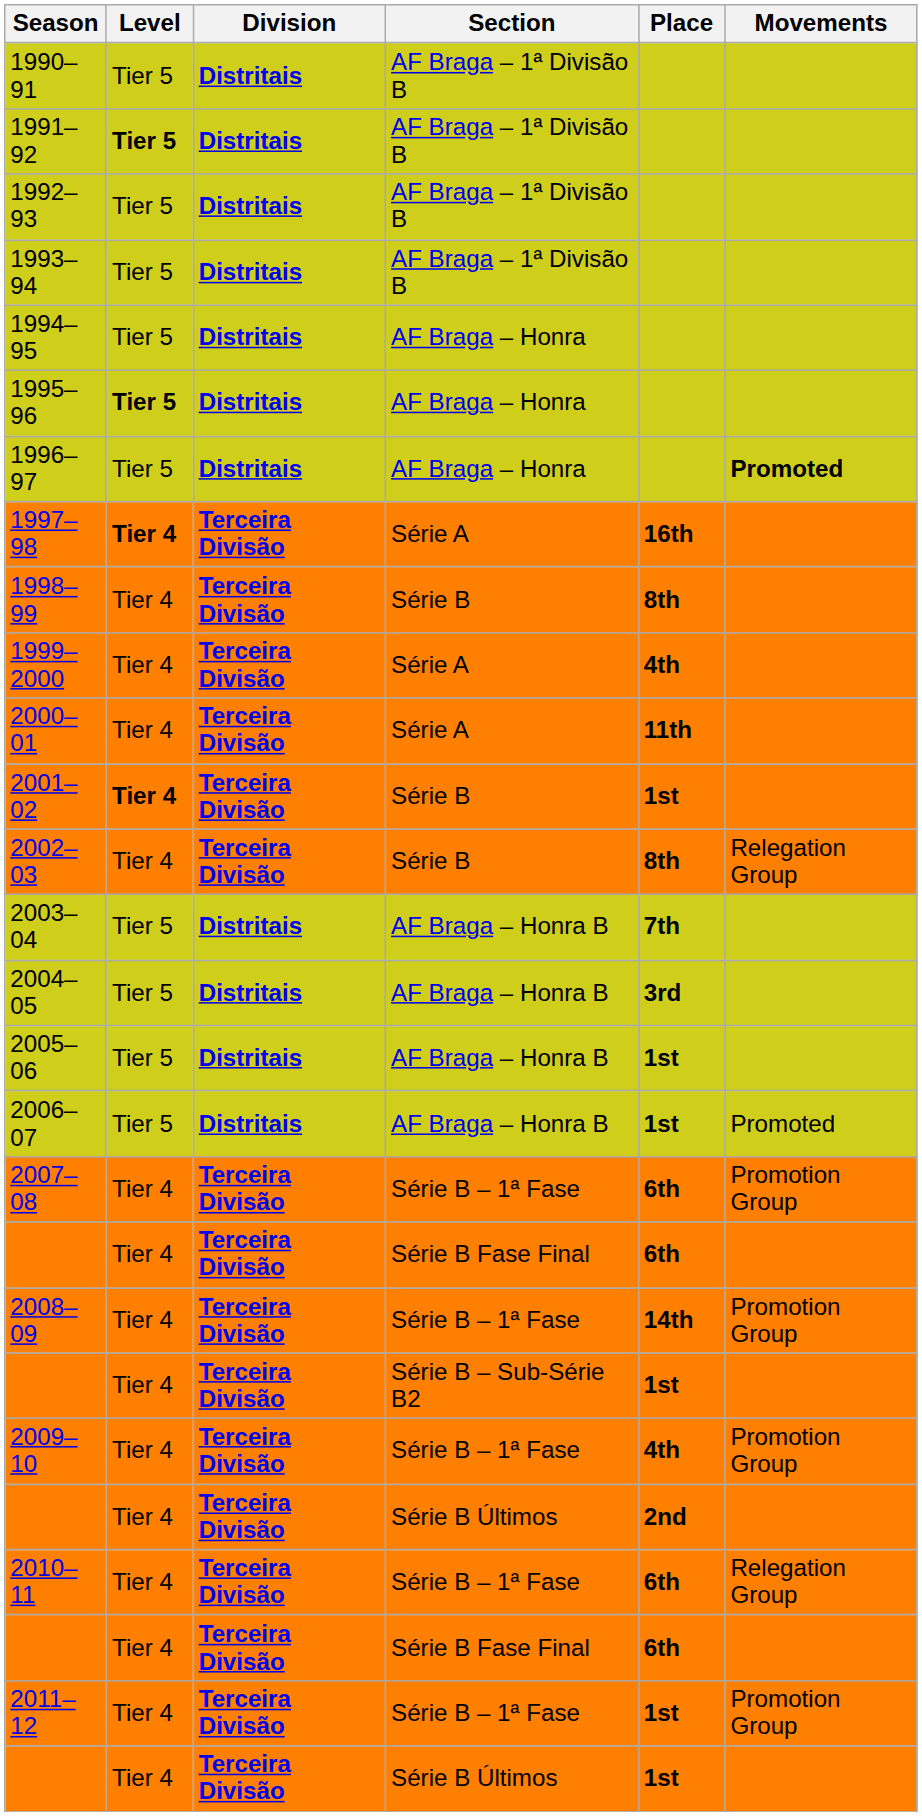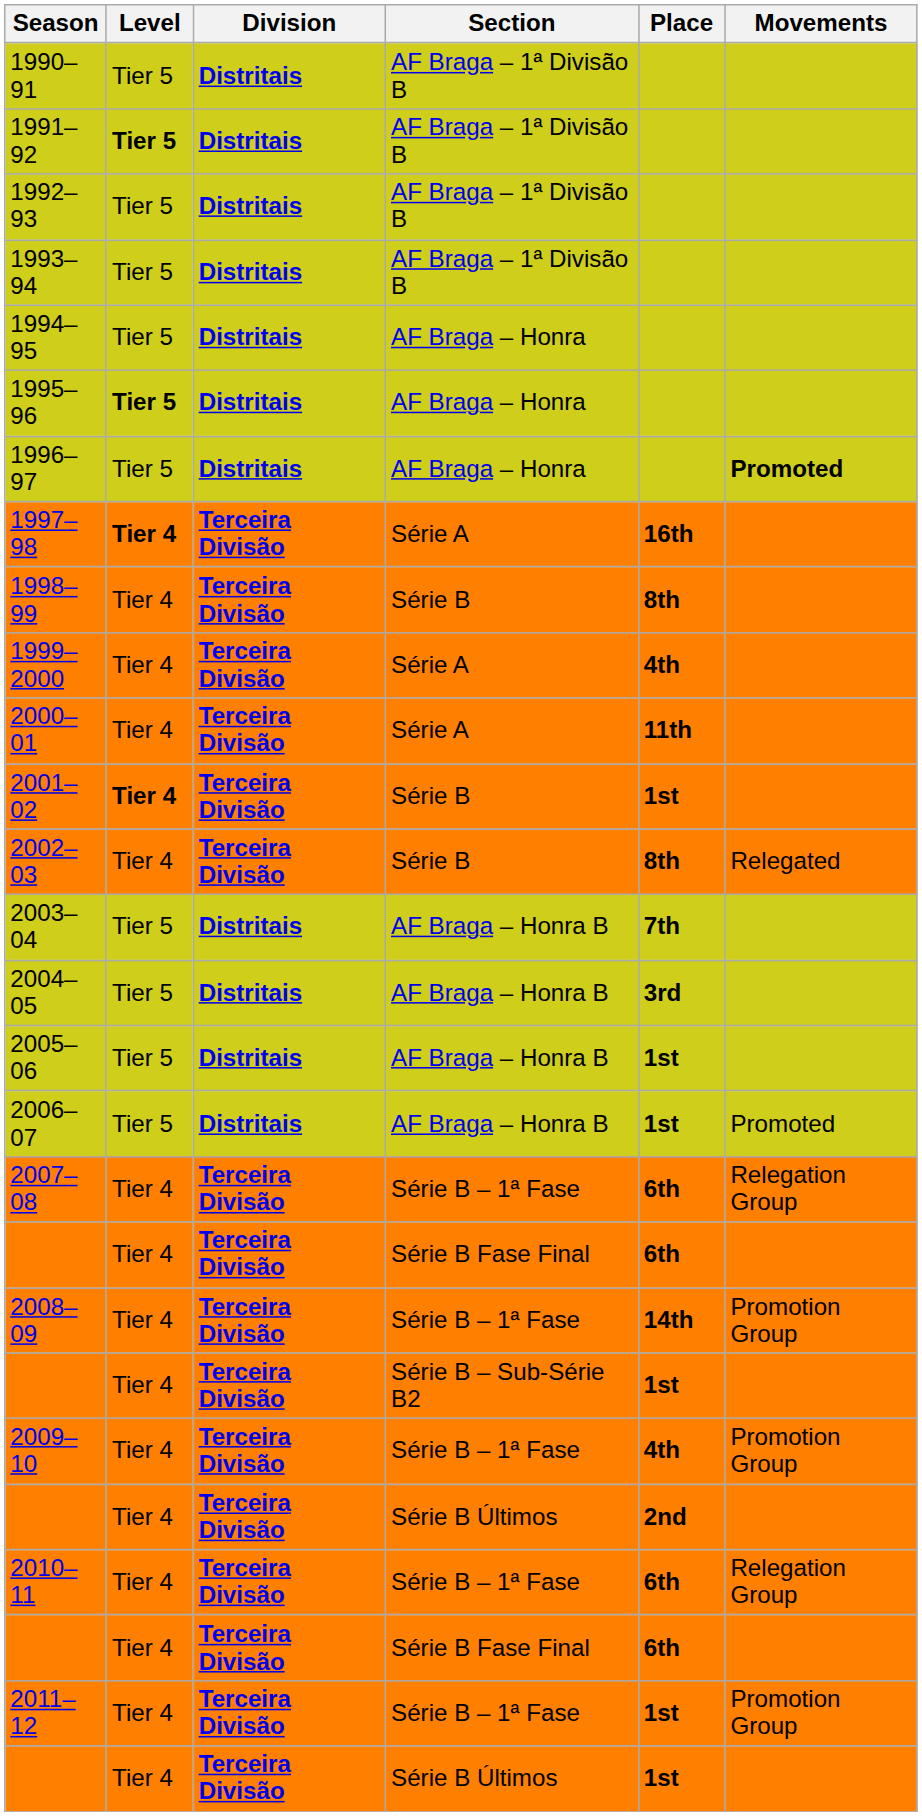(788, 861) Relegation Group -> (785, 861) Relegated
(785, 1189) Promotion Group -> (788, 1189) Relegation Group
